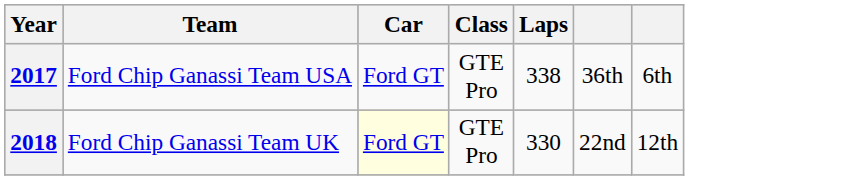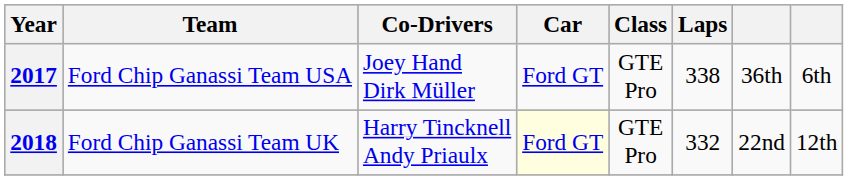+ column: (437, 24)
(544, 142) 330 -> (703, 142) 332
